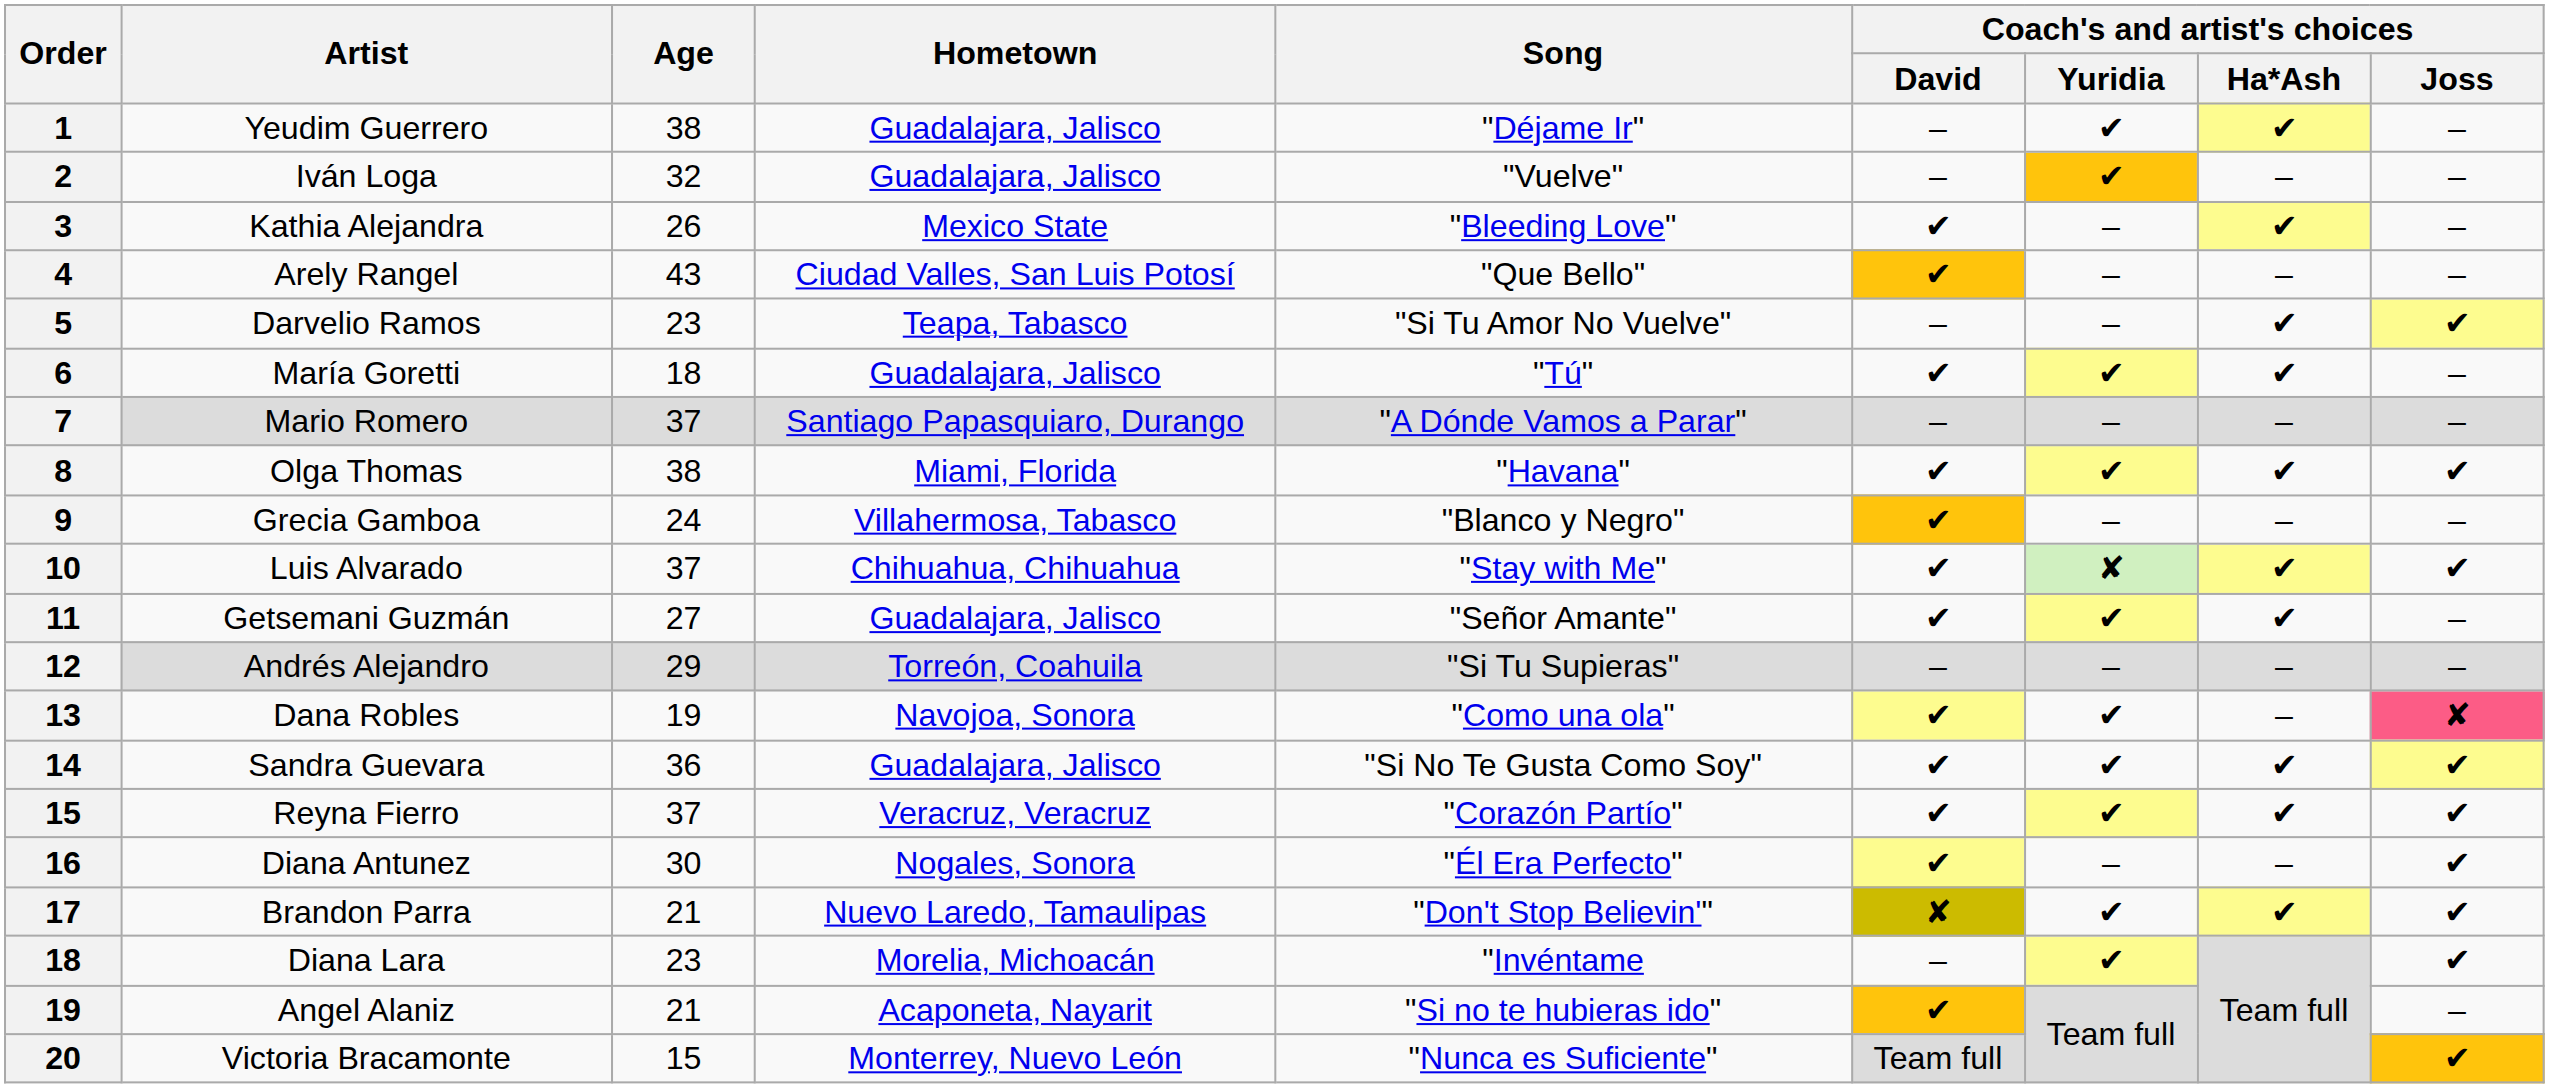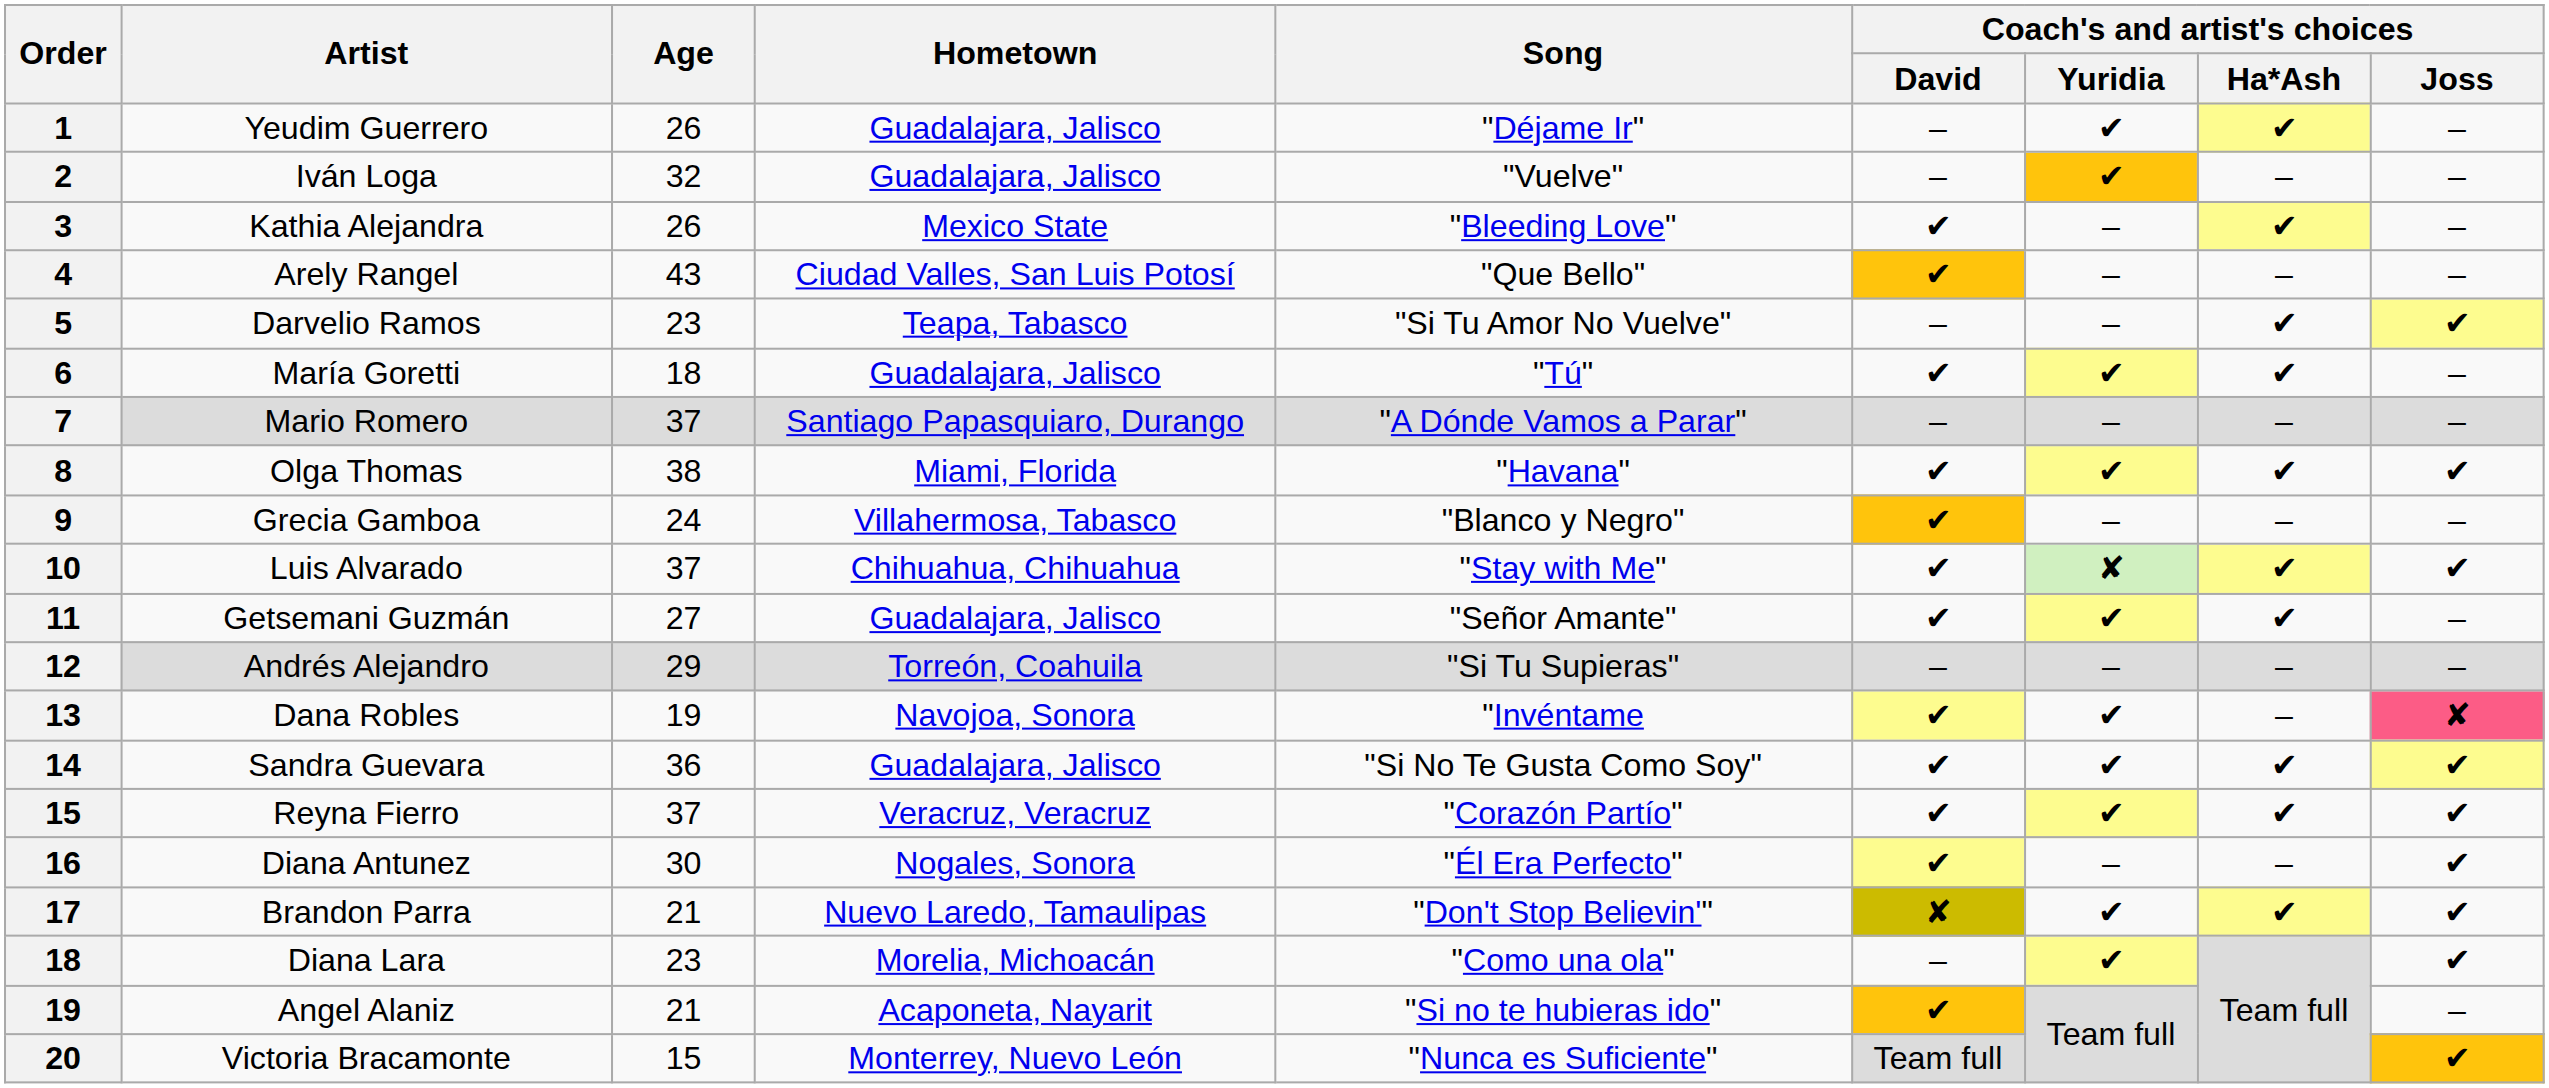(684, 127) 38 -> (684, 127) 26
(1563, 715) "Como una ola" -> (1563, 715) "Invéntame
(1563, 960) "Invéntame -> (1563, 960) "Como una ola"
